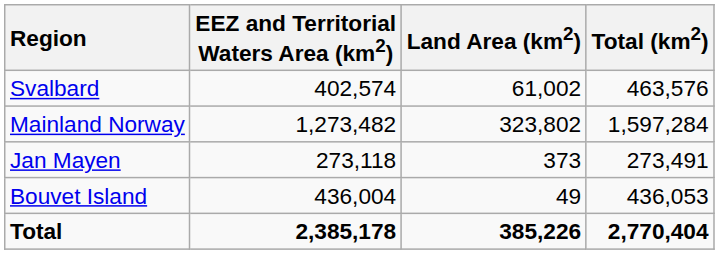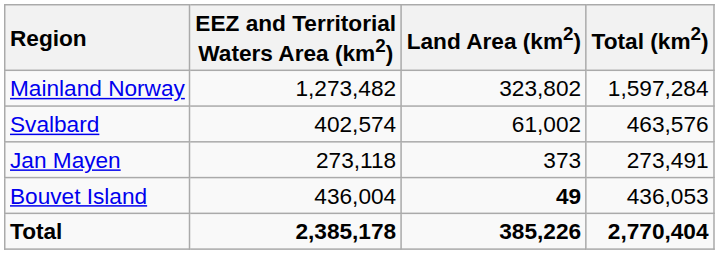rows swapped: (97, 124) <-> (55, 89)
(568, 196) normal -> (568, 196) bold
